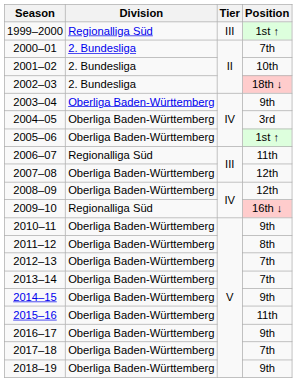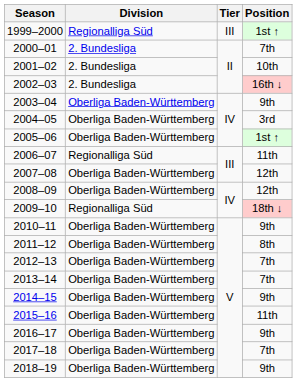(267, 84) 18th ↓ -> (267, 84) 16th ↓
(267, 208) 16th ↓ -> (267, 208) 18th ↓
